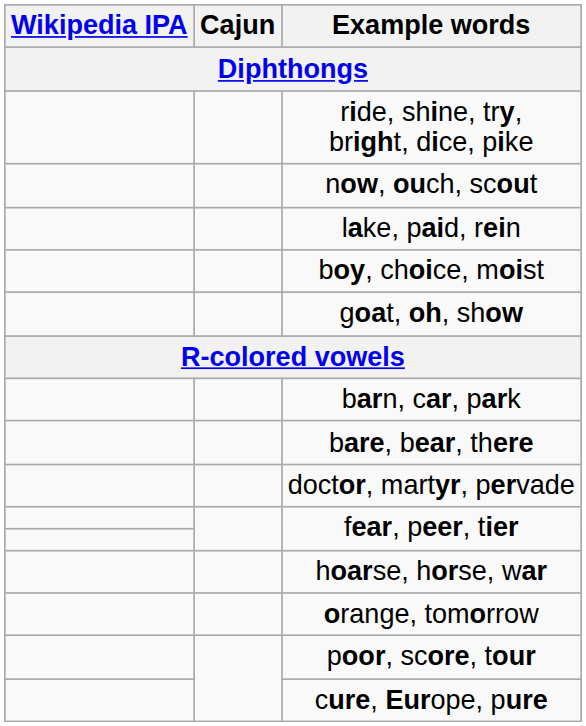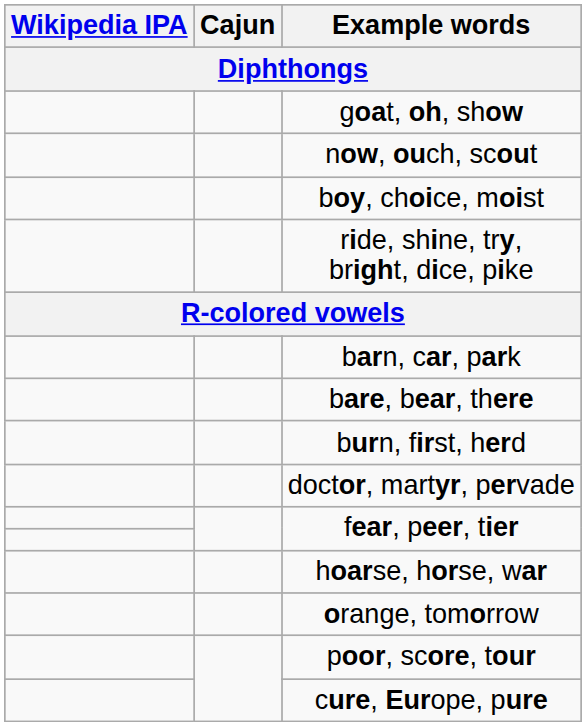rows swapped: (99, 127) <-> (99, 314)
- row: (99, 228)
+ row: (99, 443)
